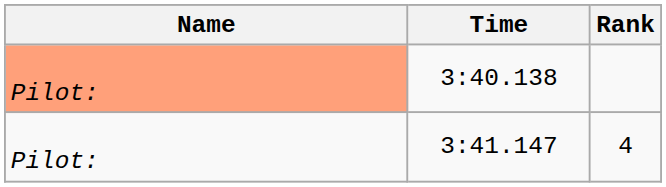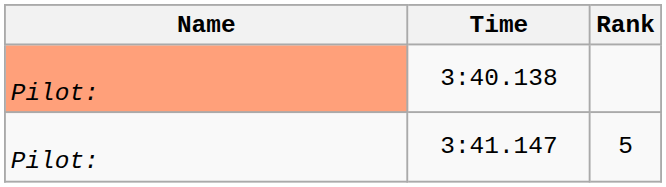(625, 147) 4 -> (625, 147) 5
